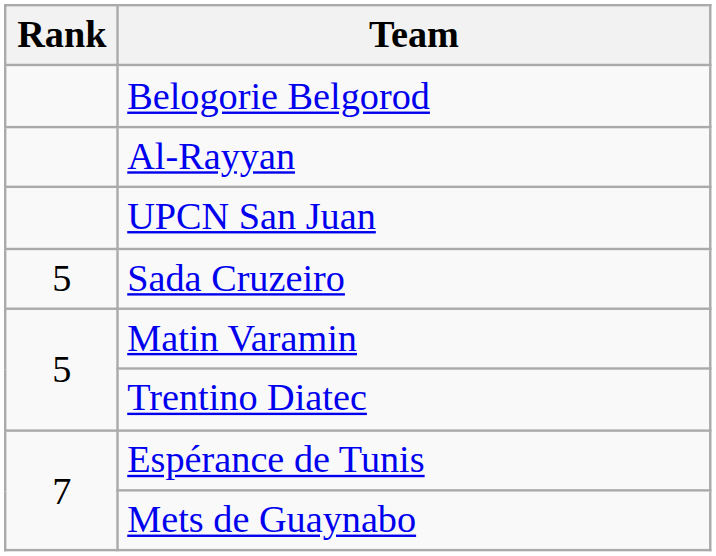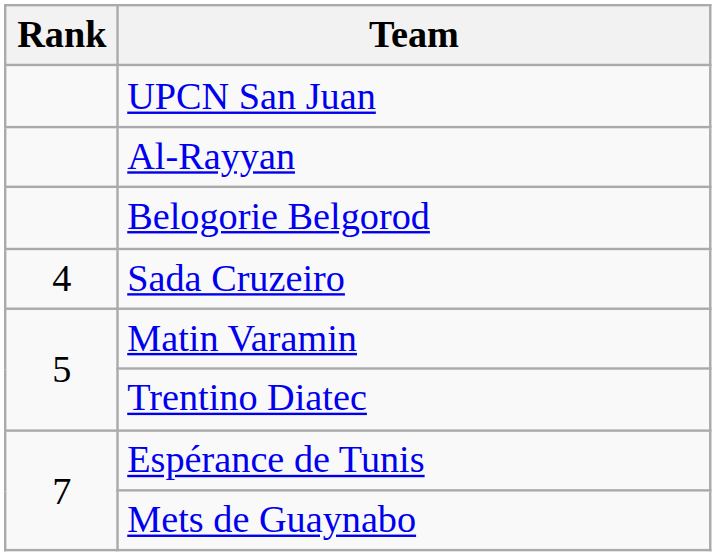rows swapped: (279, 95) <-> (252, 216)
(62, 277) 5 -> (62, 277) 4
